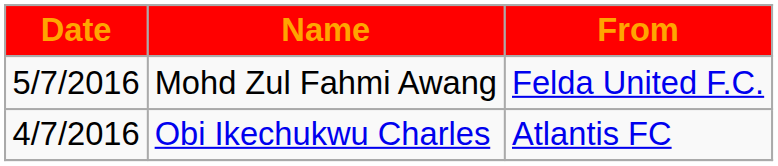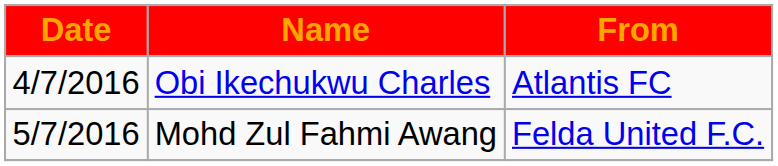rows swapped: (322, 133) <-> (326, 82)
